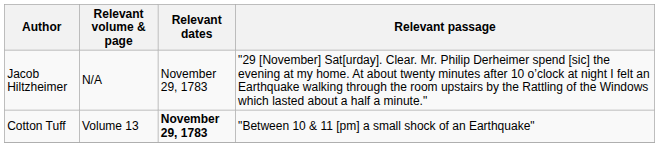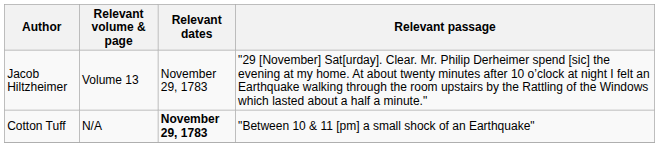(92, 80) N/A -> (110, 80) Volume 13
(110, 126) Volume 13 -> (92, 126) N/A
